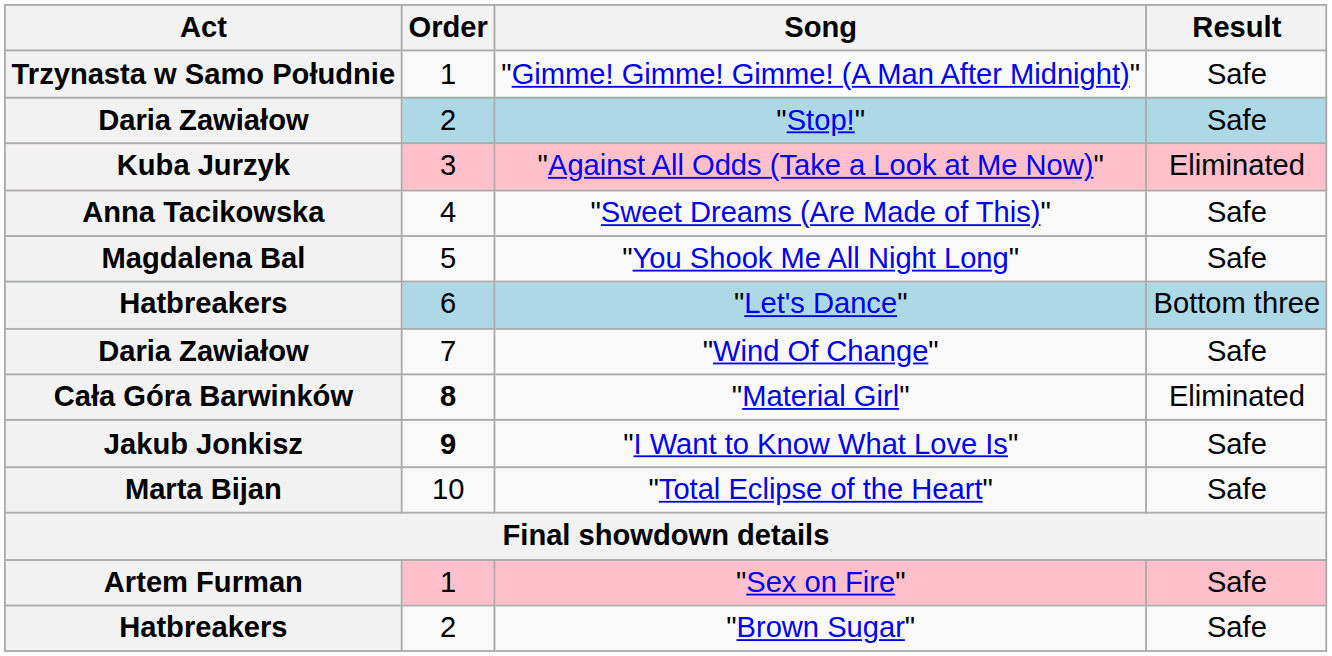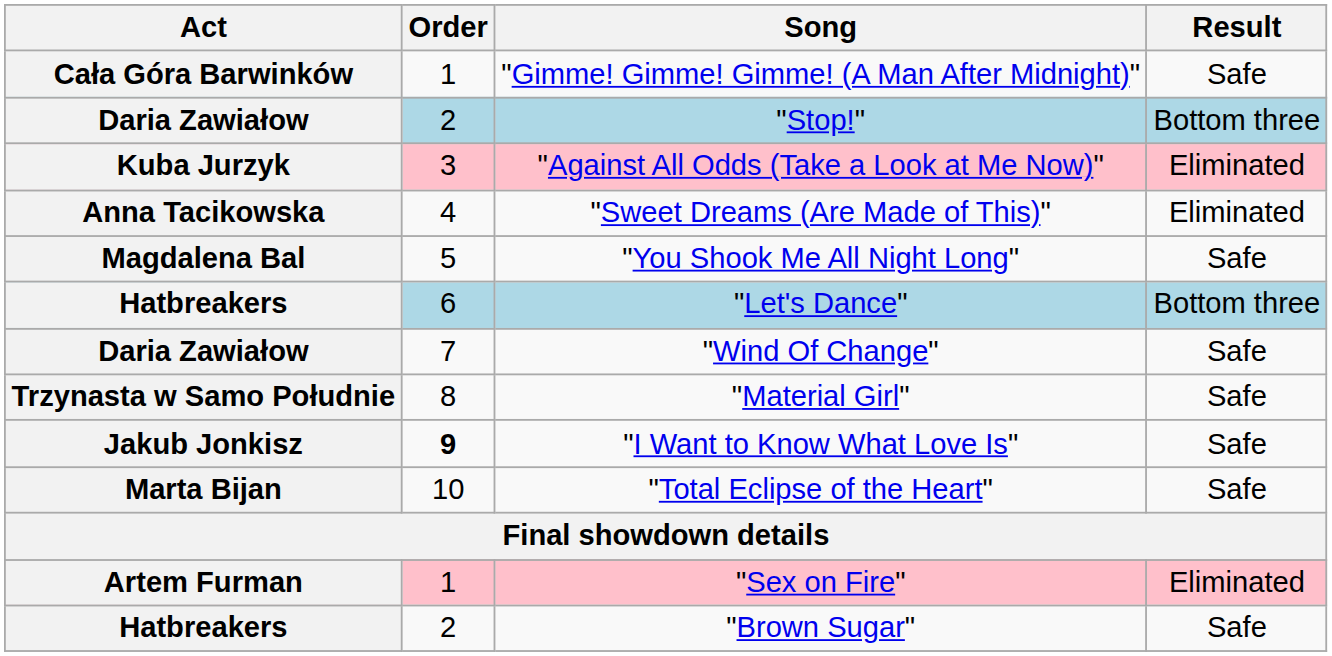(203, 73) Trzynasta w Samo Południe -> (203, 73) Cała Góra Barwinków
(1237, 119) Safe -> (1237, 119) Bottom three
(1237, 212) Safe -> (1237, 212) Eliminated
(203, 397) Cała Góra Barwinków -> (203, 397) Trzynasta w Samo Południe
(448, 397) bold -> (448, 397) normal
(1237, 397) Eliminated -> (1237, 397) Safe
(1237, 581) Safe -> (1237, 581) Eliminated
